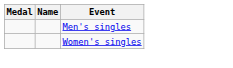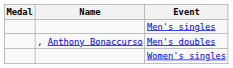+ row: (181, 41)
